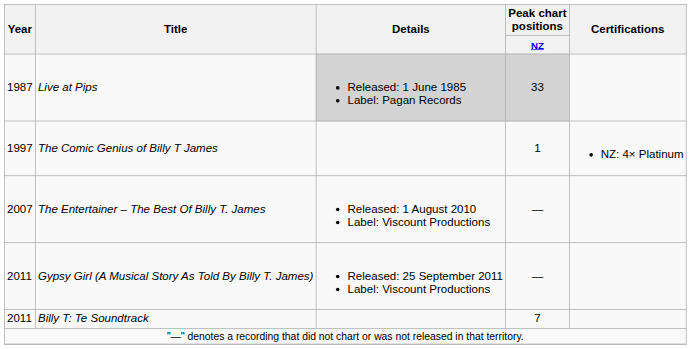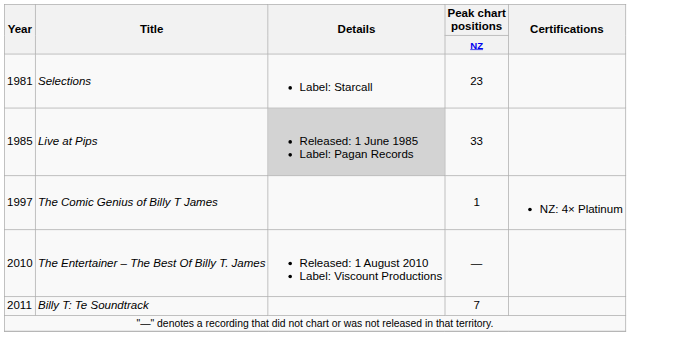+ row: (65, 81)
(20, 87) 1987 -> (20, 141) 1985
(537, 87) lightgrey background -> (477, 141) no background
(20, 209) 2007 -> (20, 263) 2010
- row: (176, 276)
